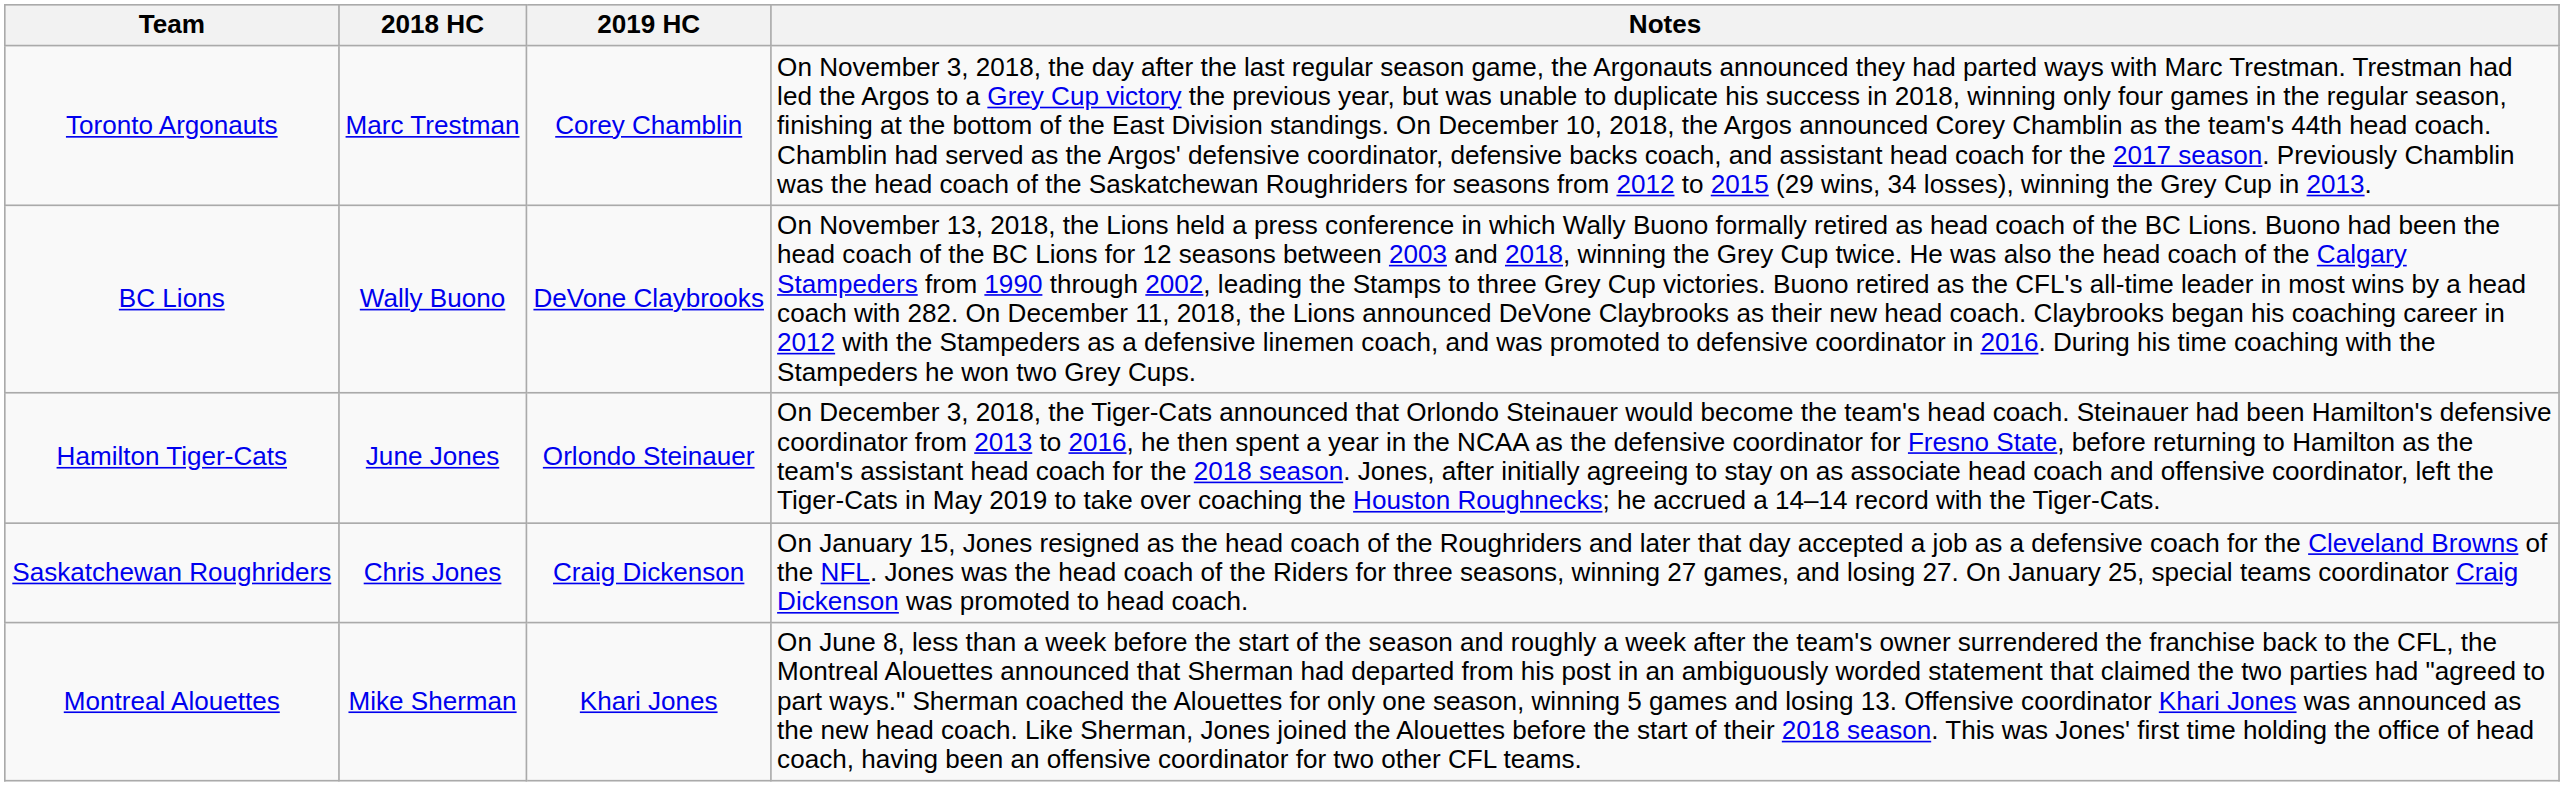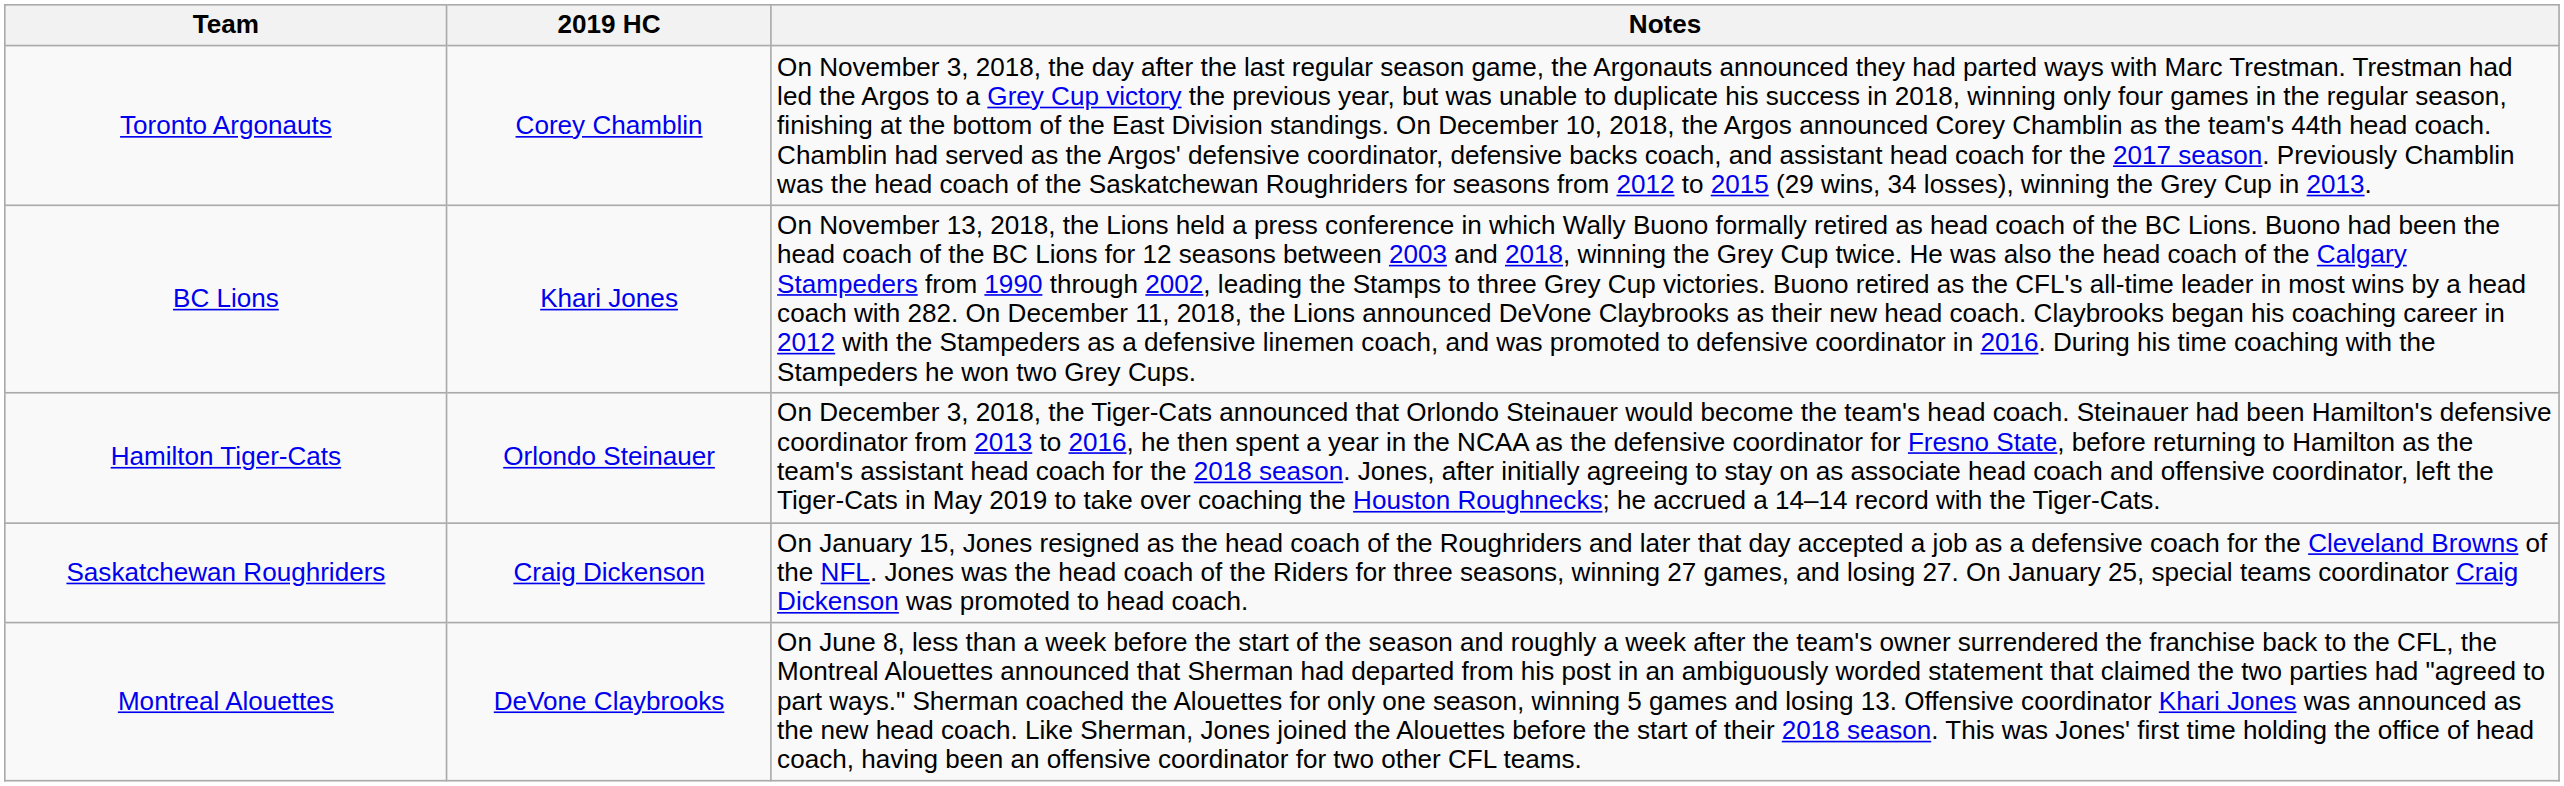- column: (433, 25)
(649, 298) DeVone Claybrooks -> (609, 298) Khari Jones
(649, 701) Khari Jones -> (609, 701) DeVone Claybrooks
